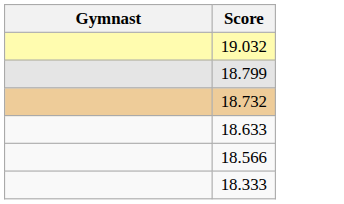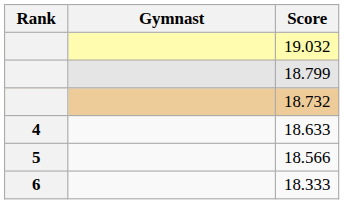+ column: (36, 18)
